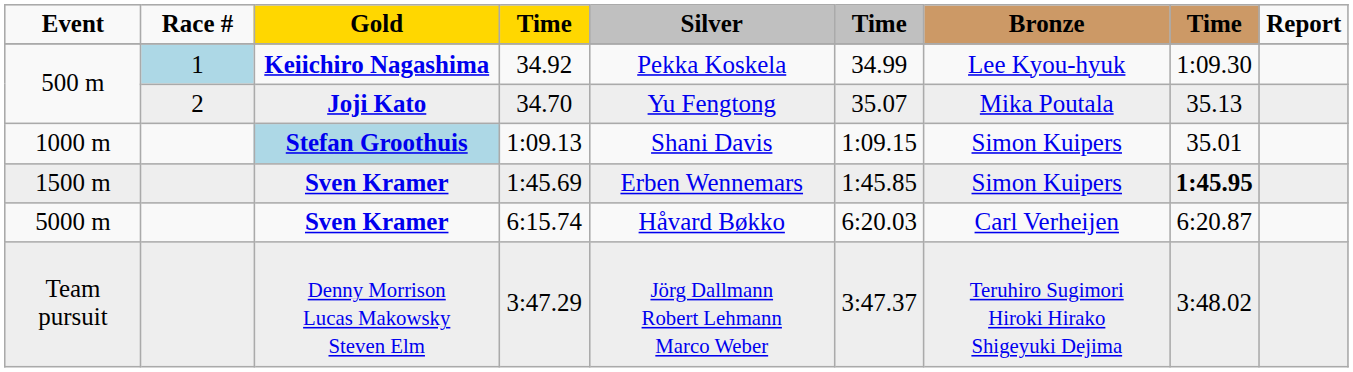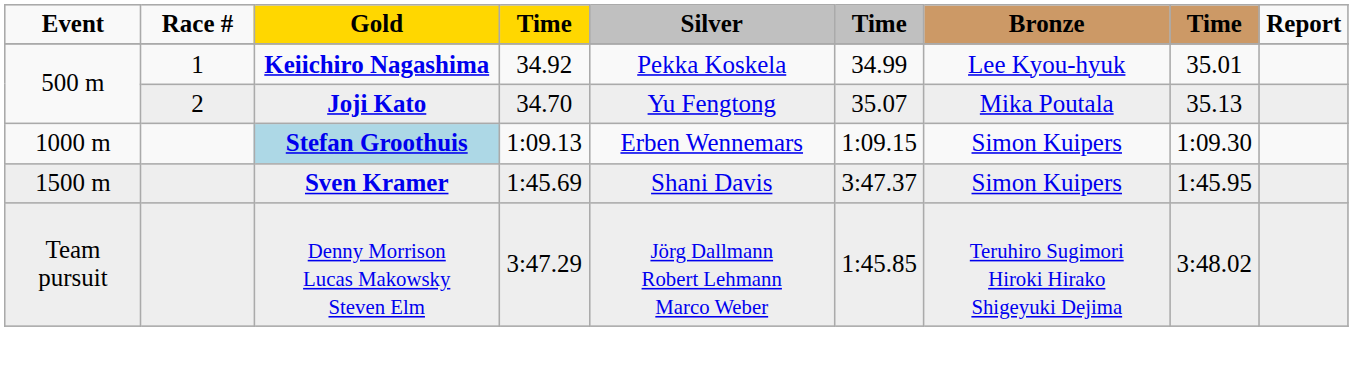(198, 63) lightblue background -> (198, 63) no background
(1214, 63) 1:09.30 -> (1214, 63) 35.01
(712, 143) Shani Davis -> (712, 143) Erben Wennemars
(1214, 143) 35.01 -> (1214, 143) 1:09.30
(712, 182) Erben Wennemars -> (712, 182) Shani Davis
(879, 182) 1:45.85 -> (879, 182) 3:47.37
(1214, 182) bold -> (1214, 182) normal
- row: (544, 222)
(879, 303) 3:47.37 -> (879, 264) 1:45.85
